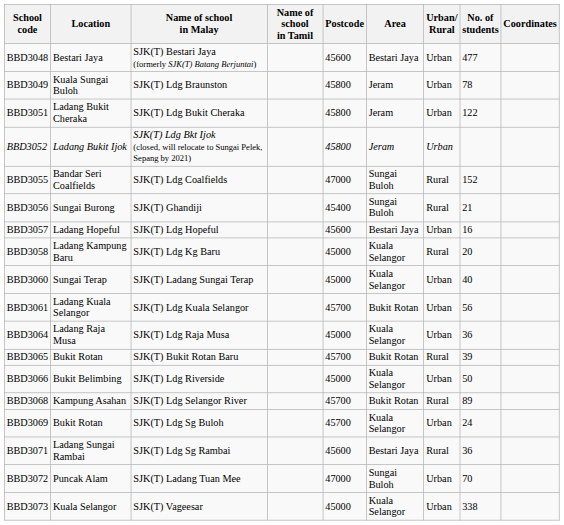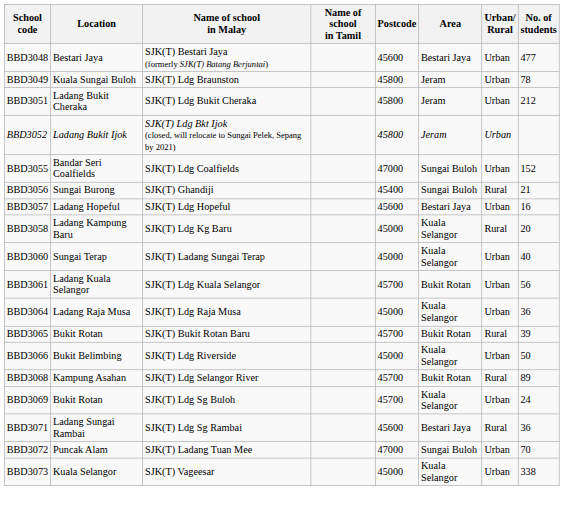- column: (530, 24)
(470, 113) 122 -> (528, 101) 212
(438, 180) Rural -> (497, 168) Urban
